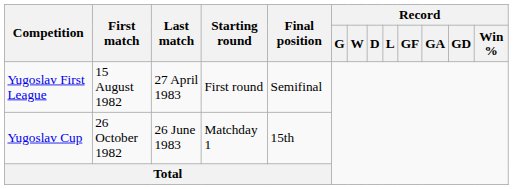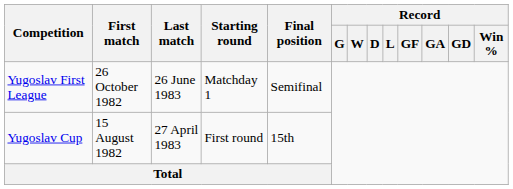(114, 87) 15 August 1982 -> (117, 87) 26 October 1982
(176, 87) 27 April 1983 -> (175, 87) 26 June 1983
(234, 87) First round -> (231, 87) Matchday 1
(117, 137) 26 October 1982 -> (114, 137) 15 August 1982
(175, 137) 26 June 1983 -> (176, 137) 27 April 1983
(231, 137) Matchday 1 -> (234, 137) First round
